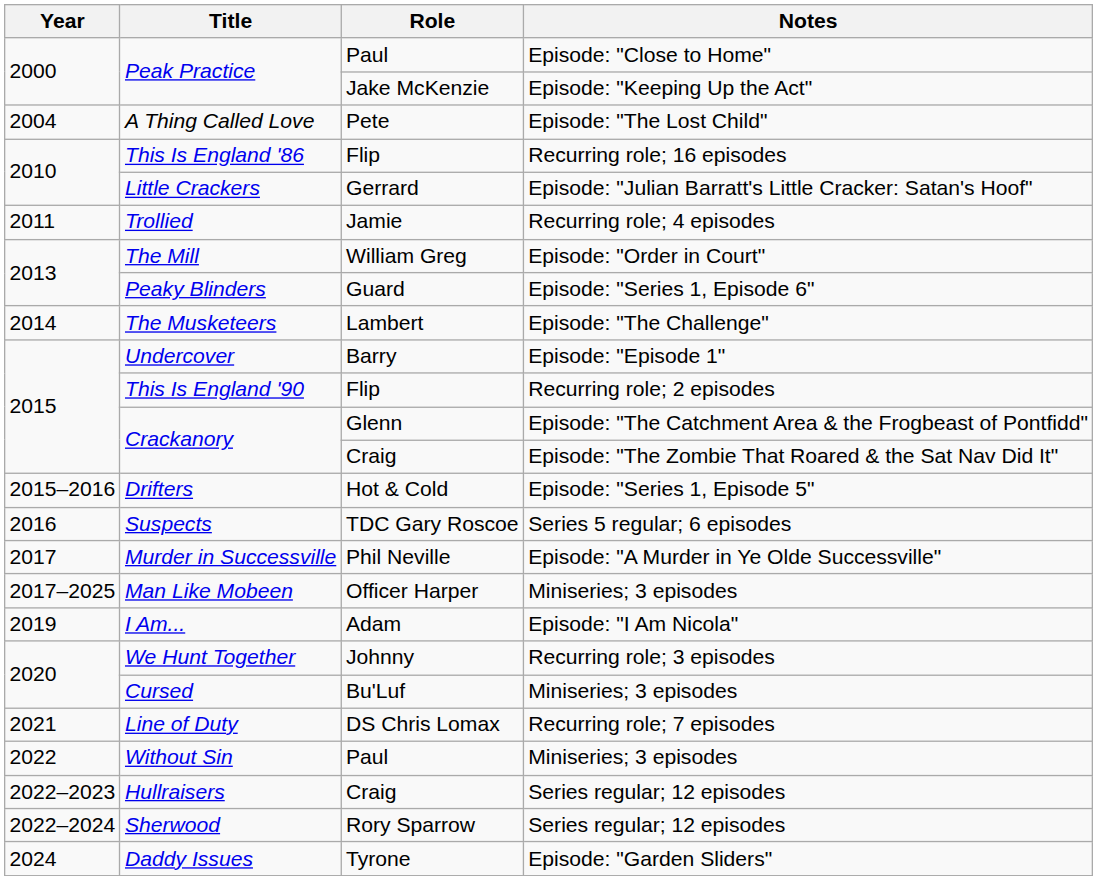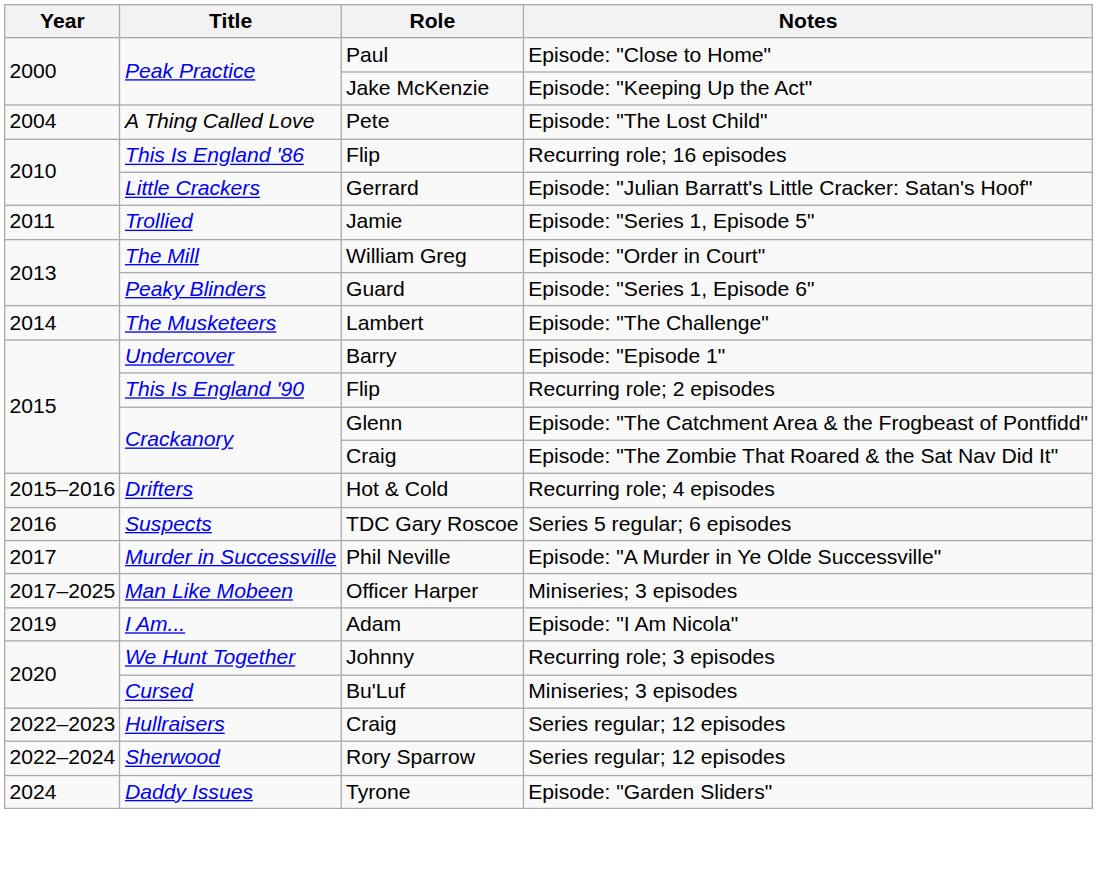(652, 222) Recurring role; 4 episodes -> (671, 222) Episode: "Series 1, Episode 5"
(671, 490) Episode: "Series 1, Episode 5" -> (652, 490) Recurring role; 4 episodes
- row: (181, 724)
- row: (179, 758)
